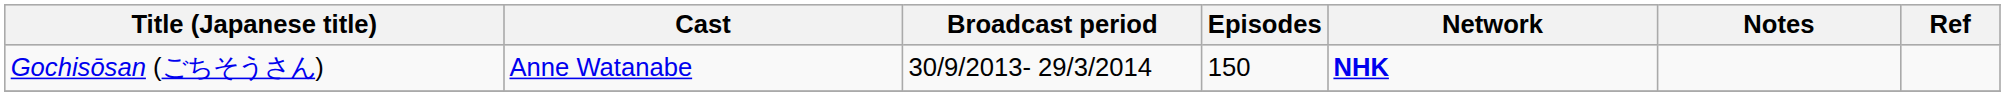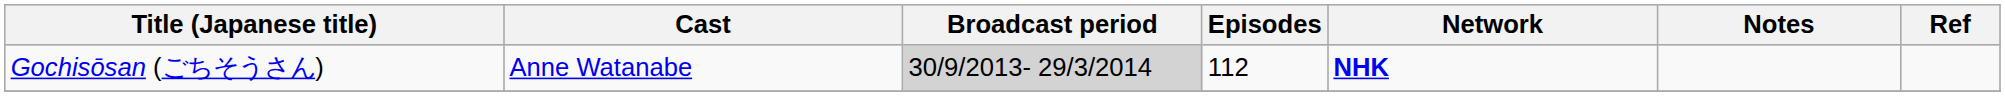(1030, 67) no background -> (1030, 67) lightgrey background
(1229, 67) 150 -> (1228, 67) 112
